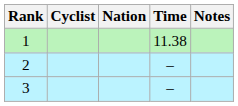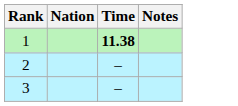- column: (73, 16)
(170, 40) normal -> (118, 40) bold
